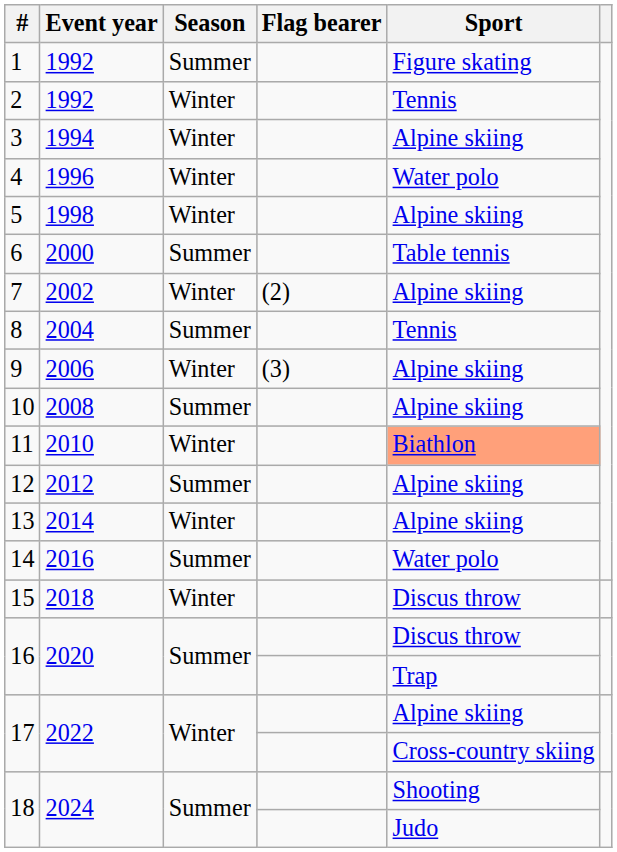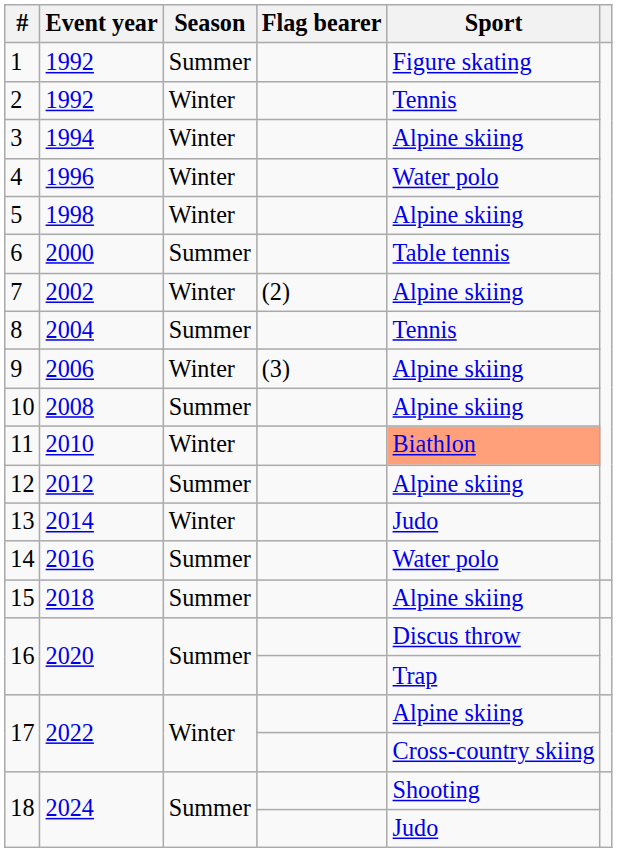(458, 521) Alpine skiing -> (415, 521) Judo
(202, 598) Winter -> (210, 598) Summer
(457, 598) Discus throw -> (458, 598) Alpine skiing
